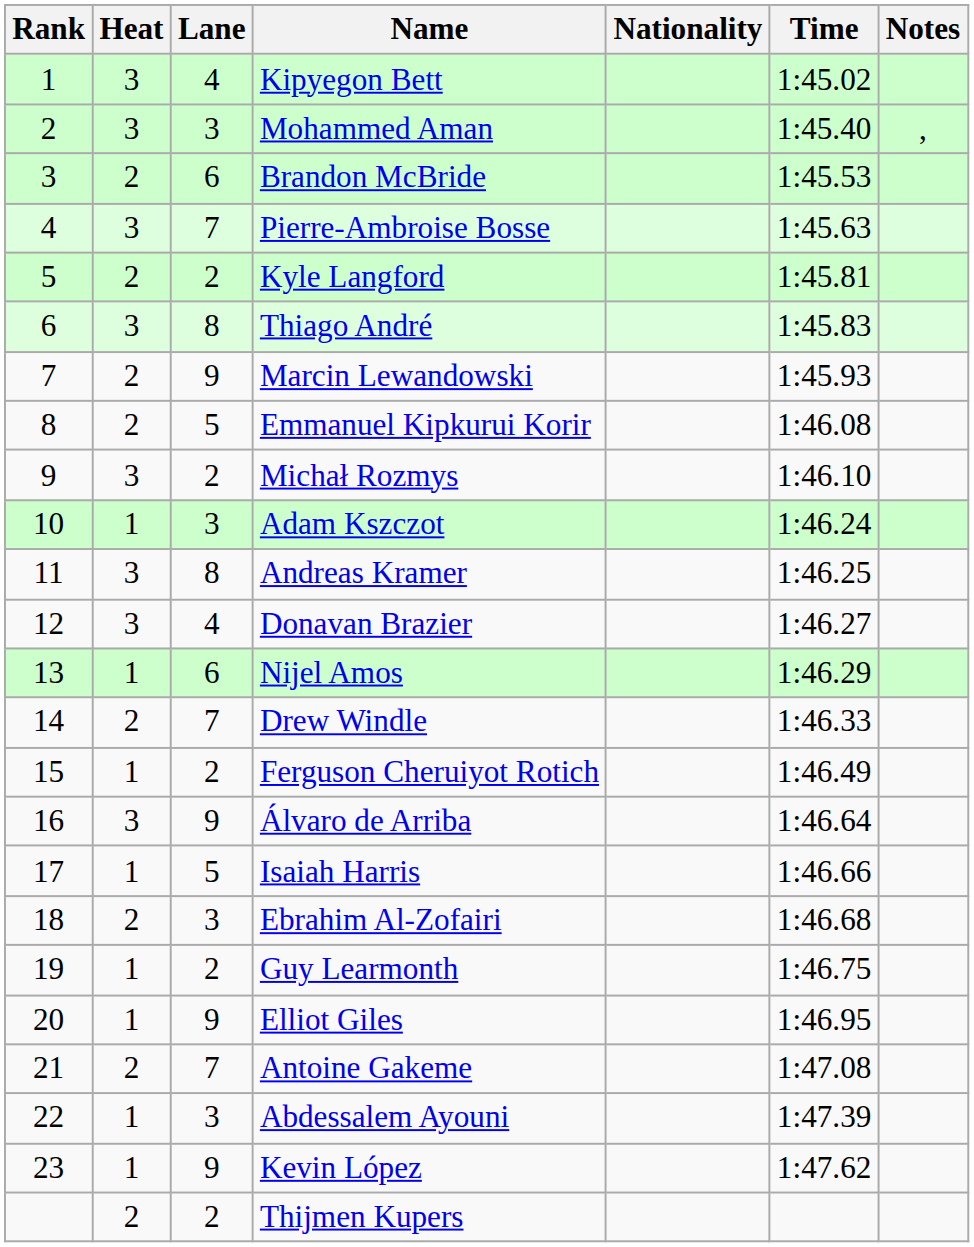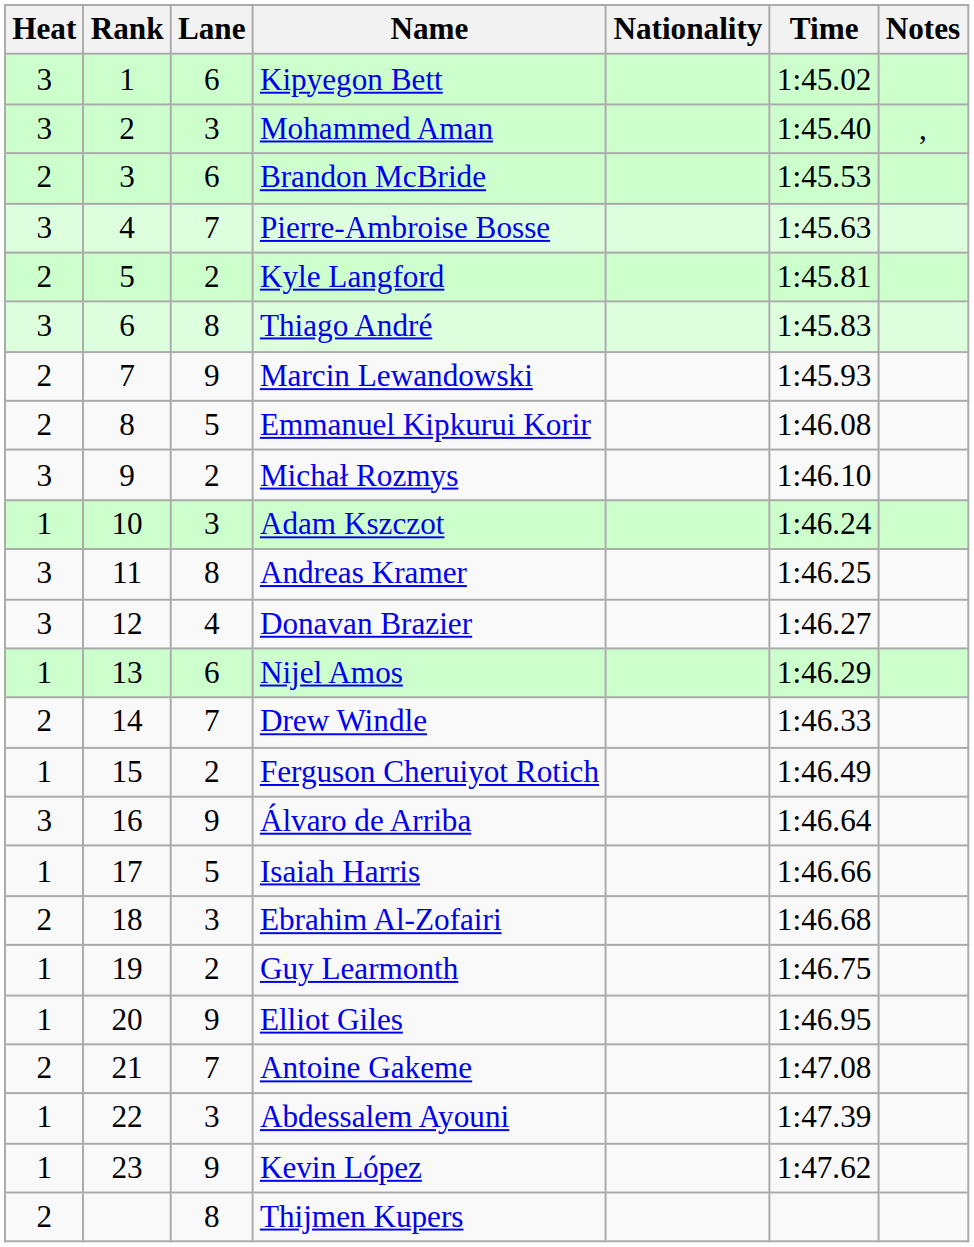columns swapped: (49, 29) <-> (131, 29)
(212, 78) 4 -> (212, 78) 6
(212, 1216) 2 -> (212, 1216) 8
